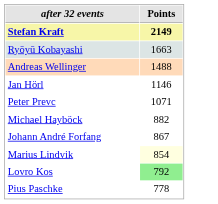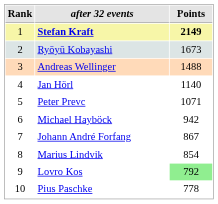+ column: (20, 14)
(161, 49) 1663 -> (191, 49) 1673
(161, 84) 1146 -> (191, 84) 1140
(161, 119) 882 -> (191, 119) 942
(161, 154) lightyellow background -> (191, 154) no background
